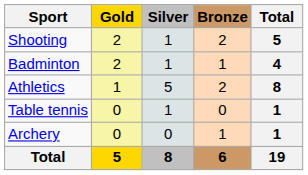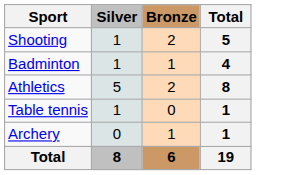- column: (117, 16)
